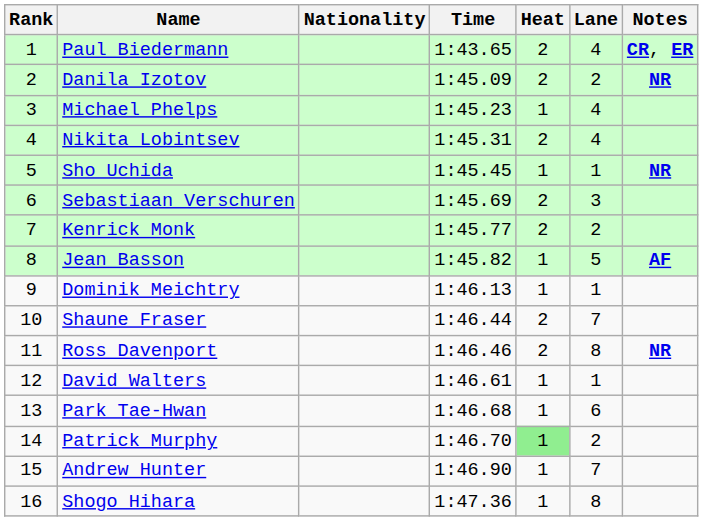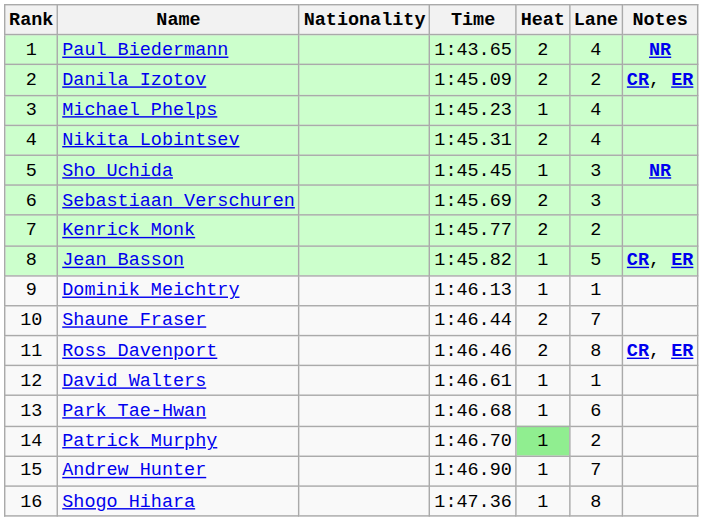(660, 50) CR, ER -> (660, 50) NR
(660, 80) NR -> (660, 80) CR, ER
(596, 170) 1 -> (596, 170) 3
(660, 260) AF -> (660, 260) CR, ER
(660, 351) NR -> (660, 351) CR, ER
